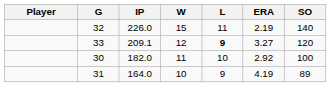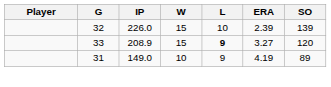(222, 27) 11 -> (222, 27) 10
(264, 27) 2.19 -> (264, 27) 2.39
(305, 27) 140 -> (305, 27) 139
(140, 43) 209.1 -> (140, 43) 208.9
(181, 43) 12 -> (181, 43) 15
- row: (98, 58)
(140, 74) 164.0 -> (140, 58) 149.0
